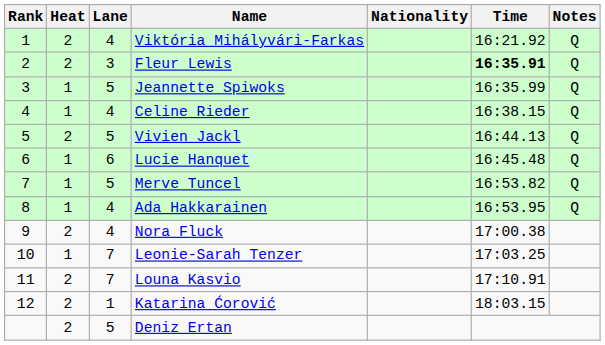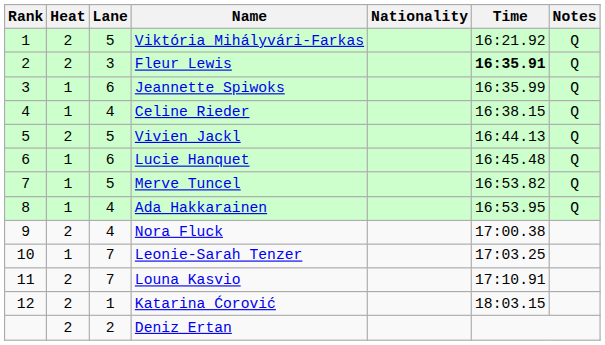(110, 40) 4 -> (110, 40) 5
(110, 88) 5 -> (110, 88) 6
(110, 328) 5 -> (110, 328) 2
